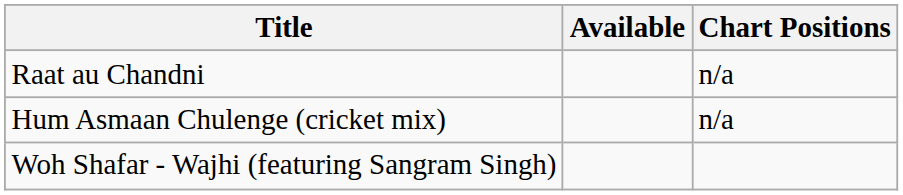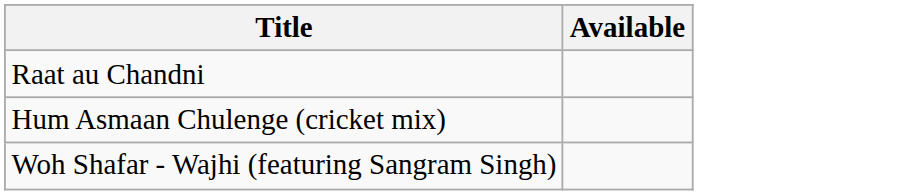- column: (795, 27)
